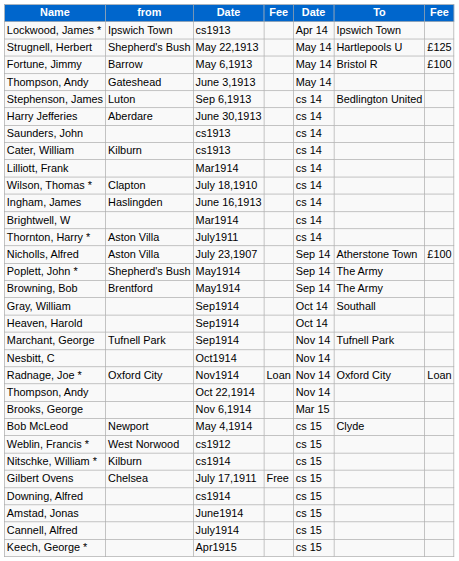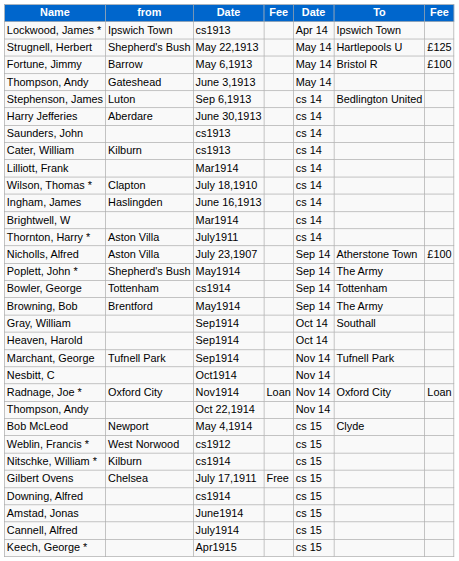+ row: (44, 289)
- row: (45, 409)
